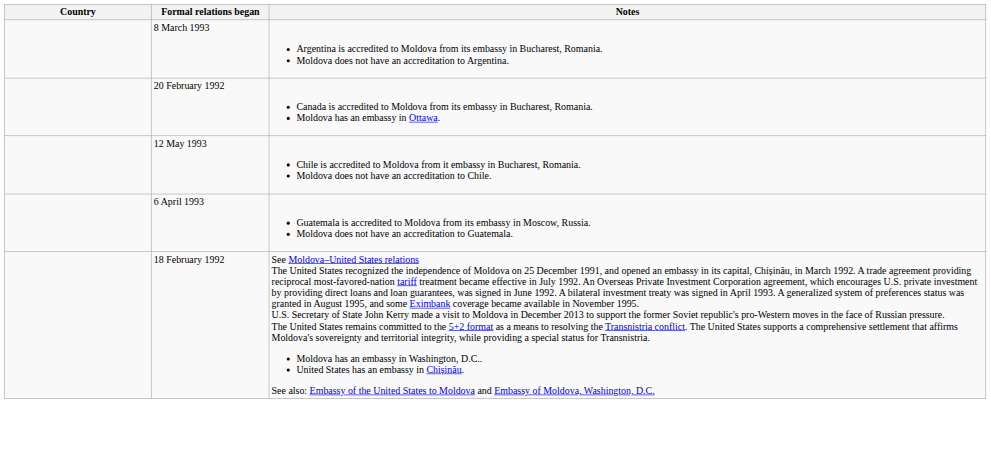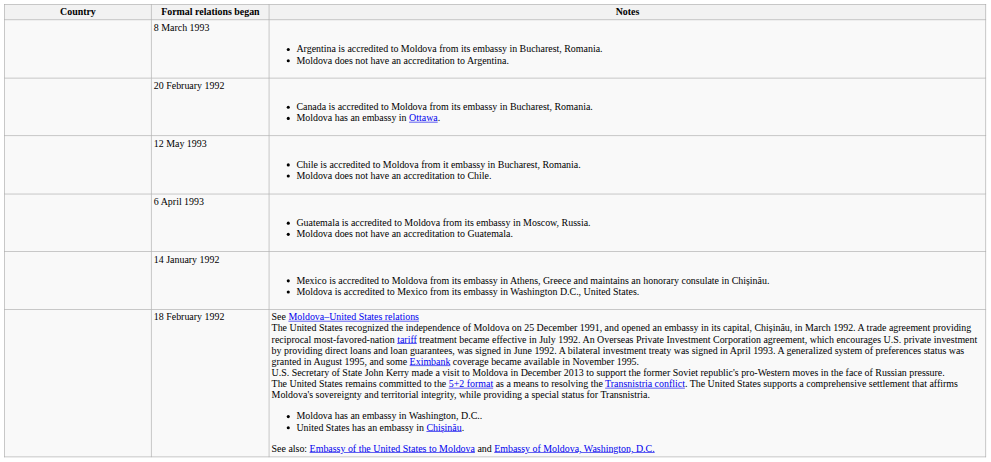+ row: (187, 259)
